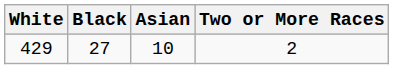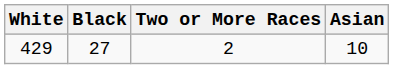columns swapped: (163, 20) <-> (292, 20)
